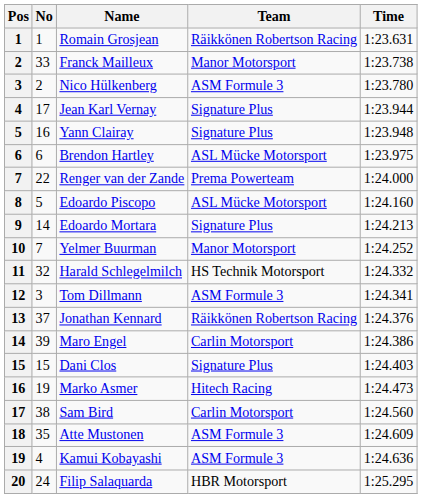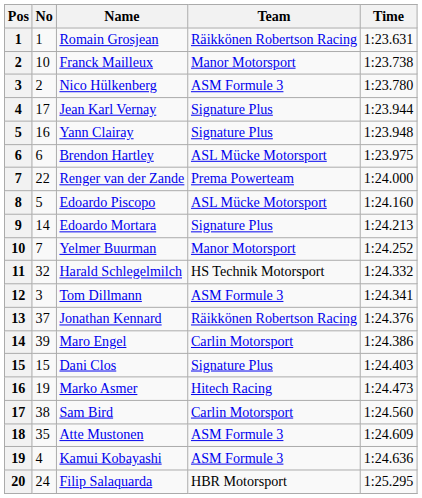(43, 63) 33 -> (43, 63) 10
